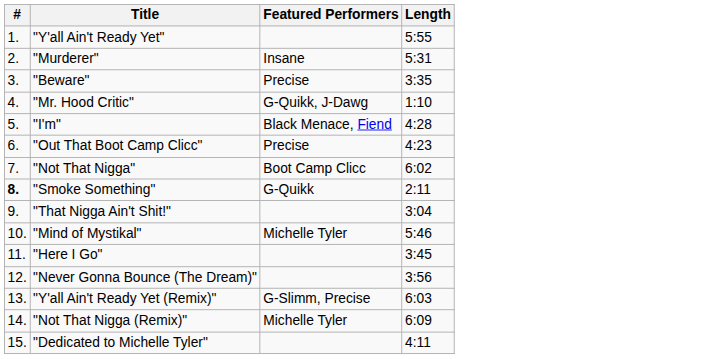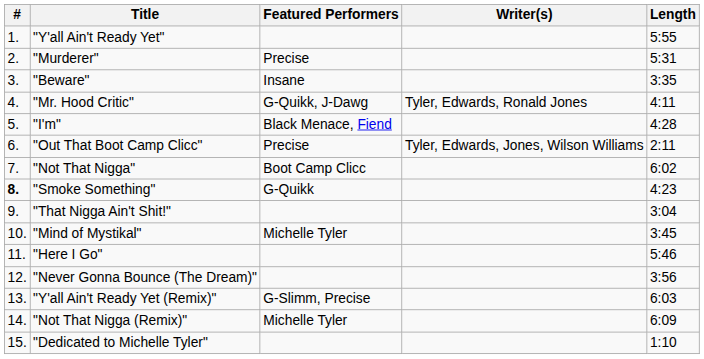+ column: (524, 15)
(284, 59) Insane -> (286, 59) Precise
(286, 80) Precise -> (284, 80) Insane
(418, 102) 1:10 -> (663, 102) 4:11
(418, 146) 4:23 -> (663, 146) 2:11
(418, 189) 2:11 -> (663, 189) 4:23
(418, 233) 5:46 -> (663, 233) 3:45
(418, 255) 3:45 -> (663, 255) 5:46
(418, 342) 4:11 -> (663, 342) 1:10
